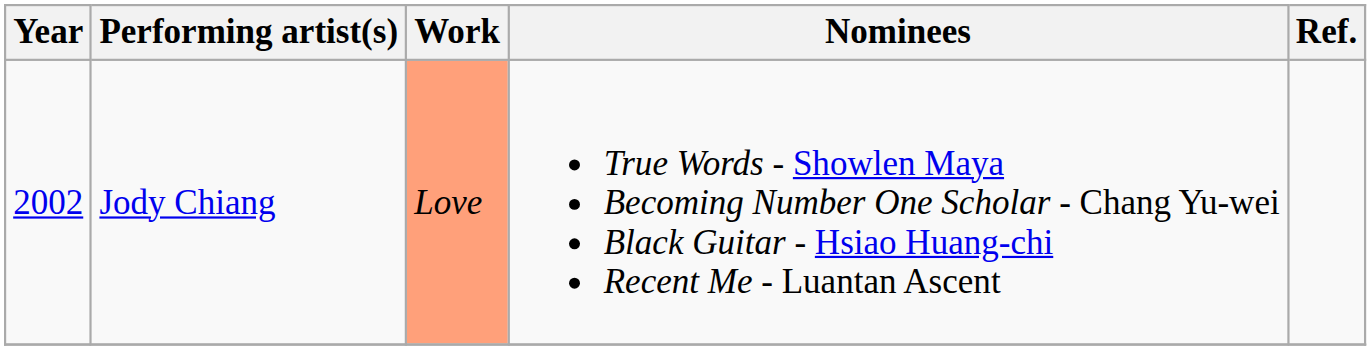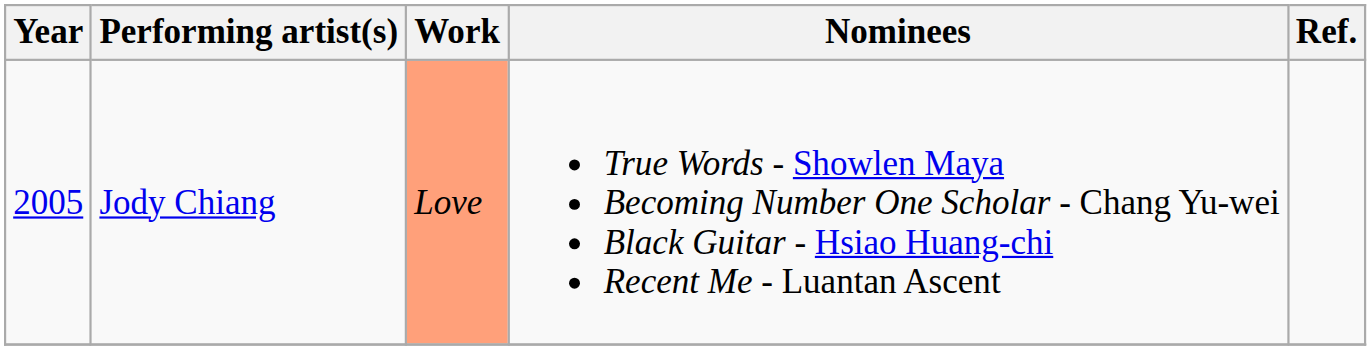(48, 201) 2002 -> (48, 201) 2005
